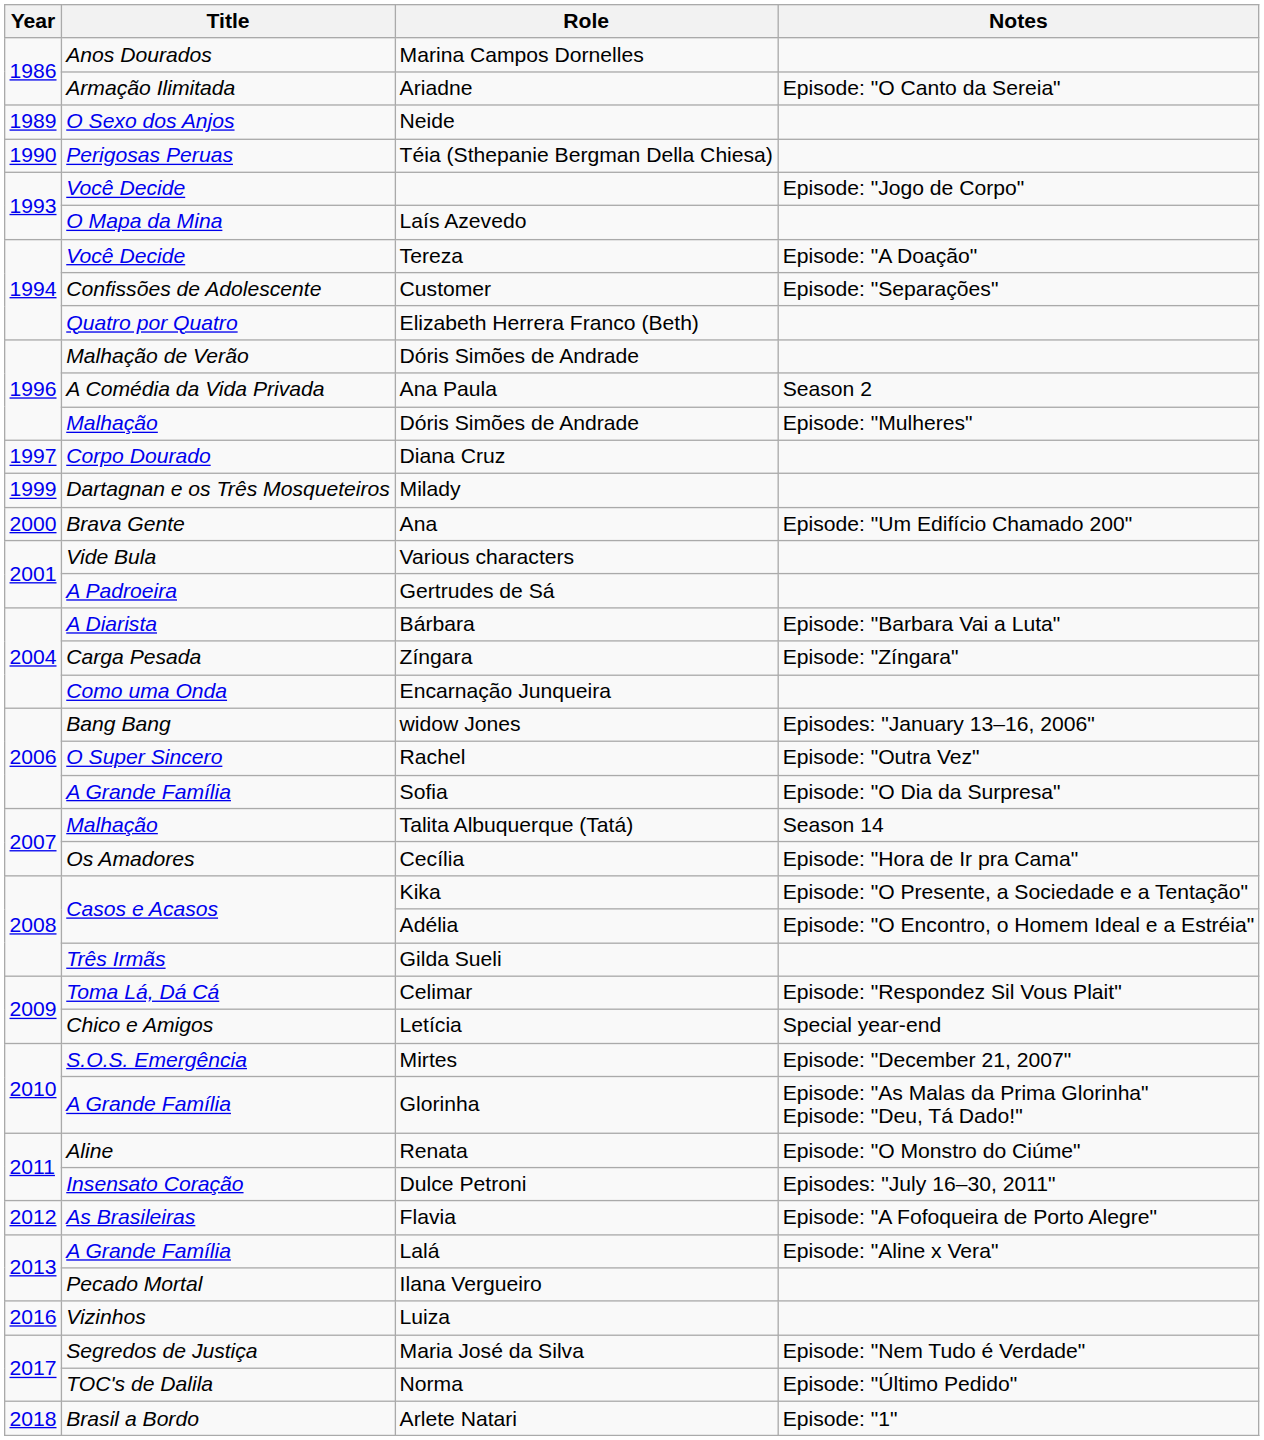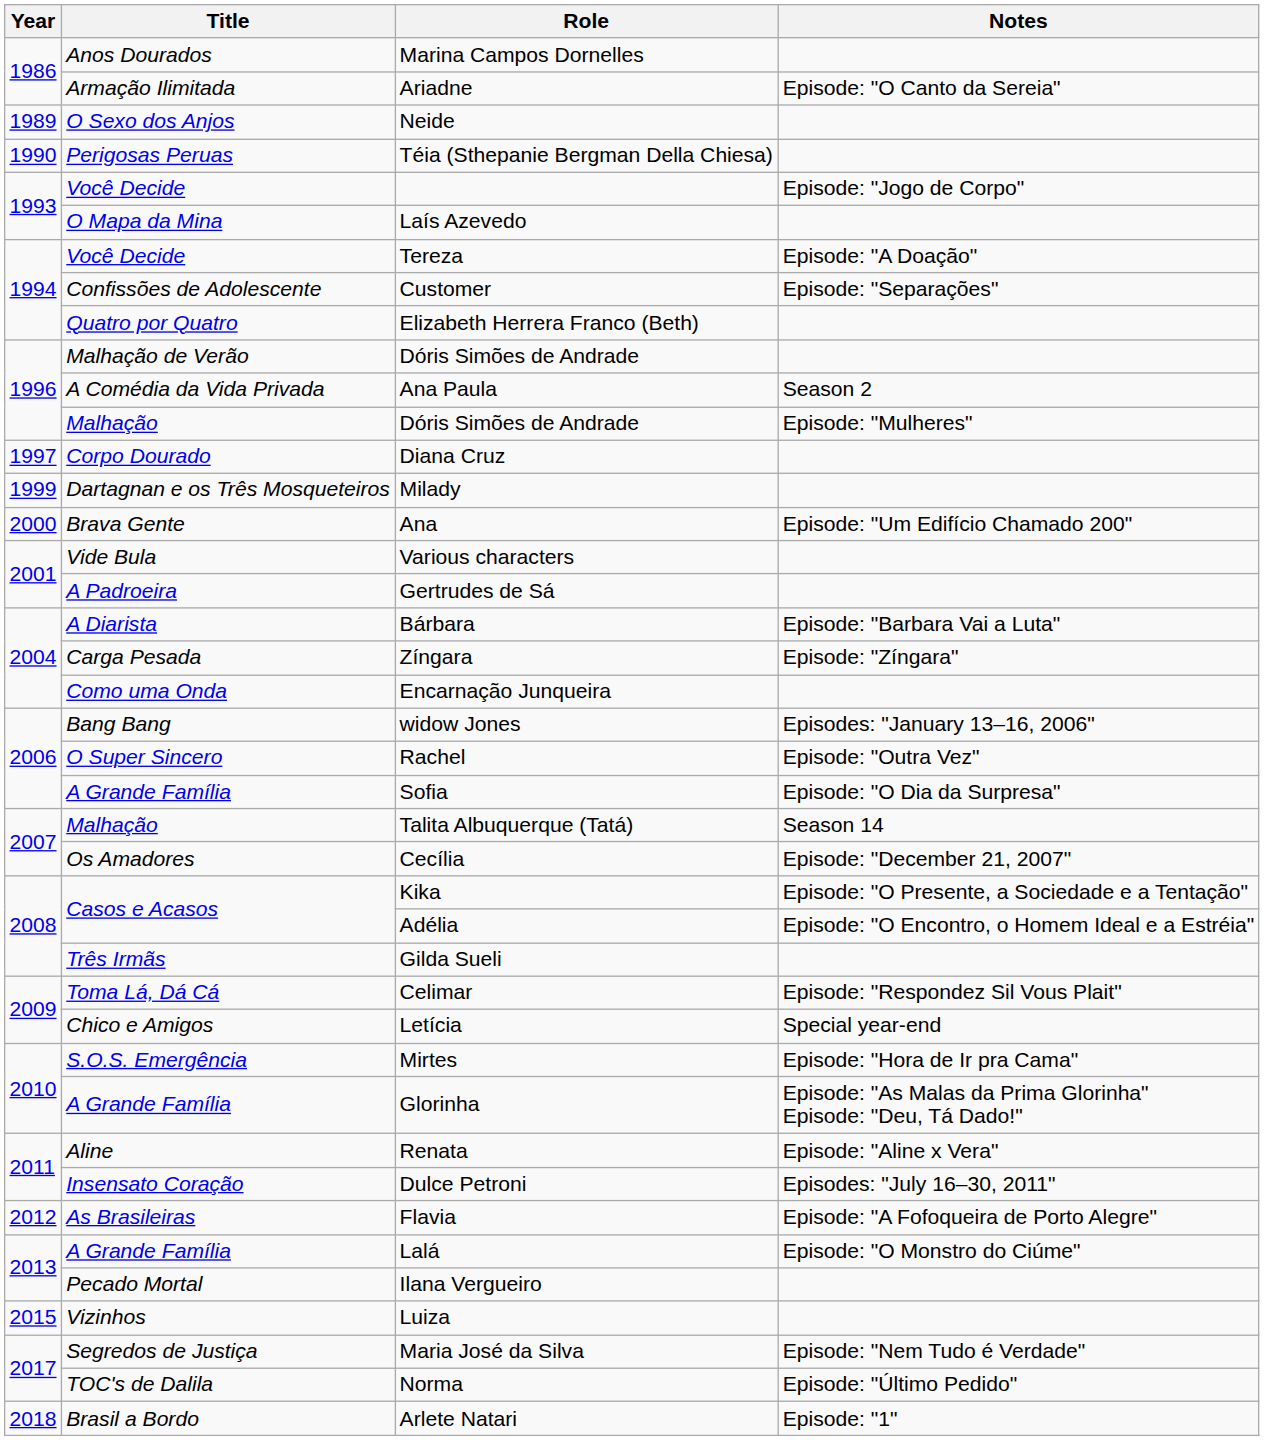(930, 858) Episode: "Hora de Ir pra Cama" -> (927, 858) Episode: "December 21, 2007"
(927, 1059) Episode: "December 21, 2007" -> (930, 1059) Episode: "Hora de Ir pra Cama"
(932, 1150) Episode: "O Monstro do Ciúme" -> (891, 1150) Episode: "Aline x Vera"
(891, 1250) Episode: "Aline x Vera" -> (932, 1250) Episode: "O Monstro do Ciúme"
(33, 1317) 2016 -> (33, 1317) 2015
